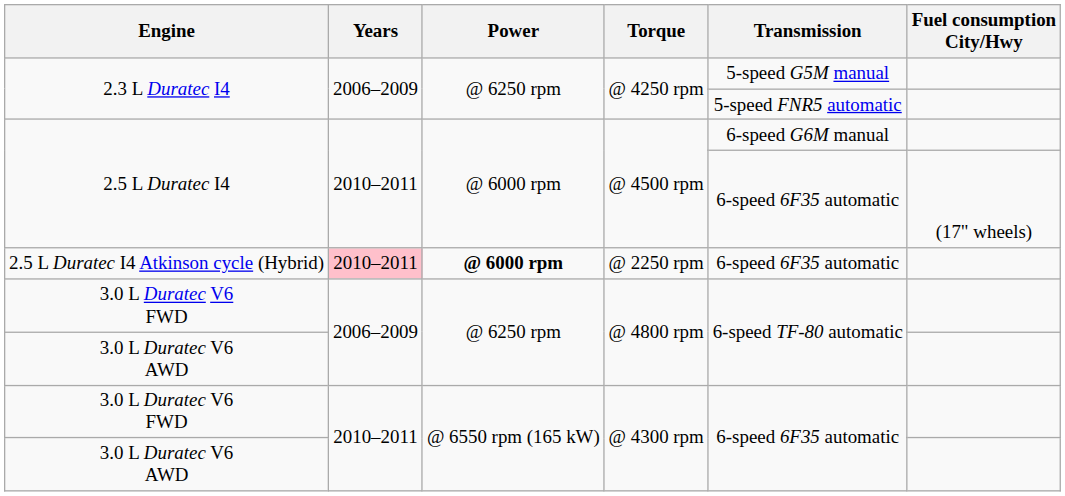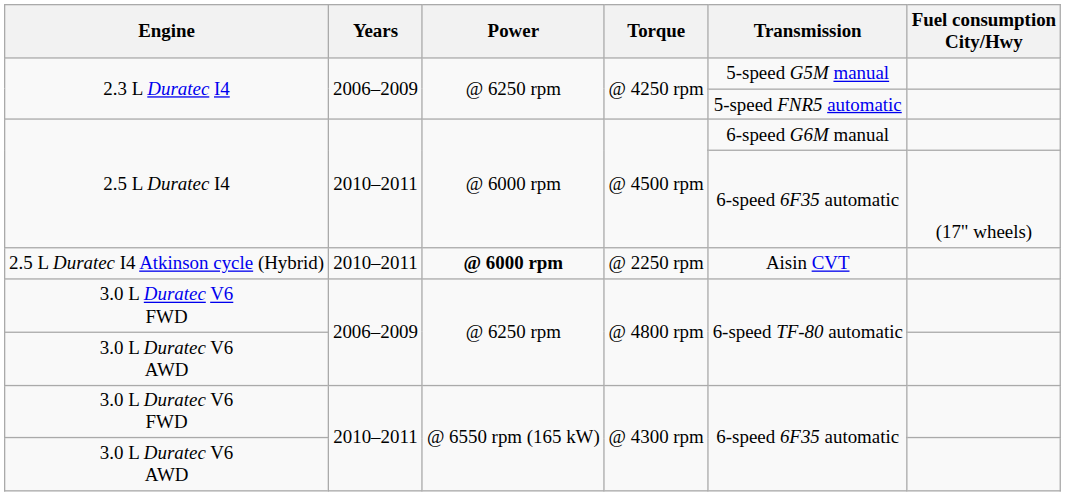(375, 262) pink background -> (375, 262) no background
(808, 262) 6-speed 6F35 automatic -> (808, 262) Aisin CVT
